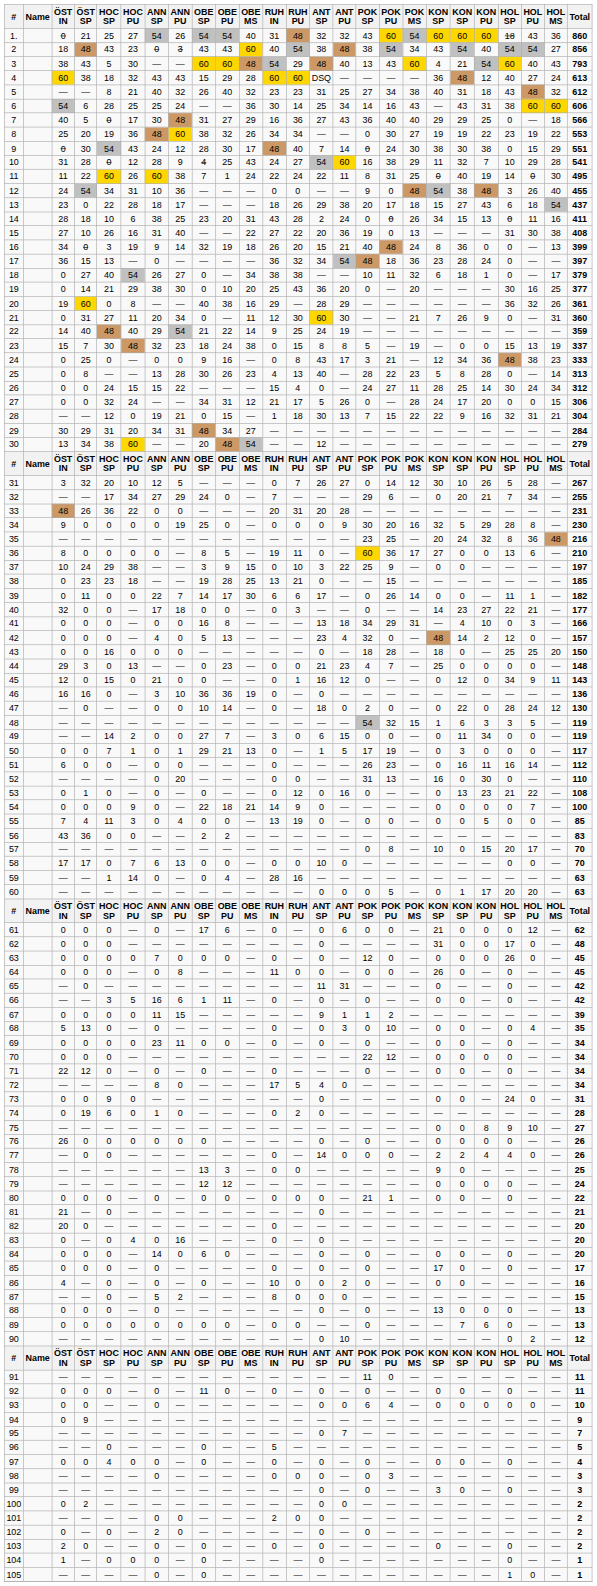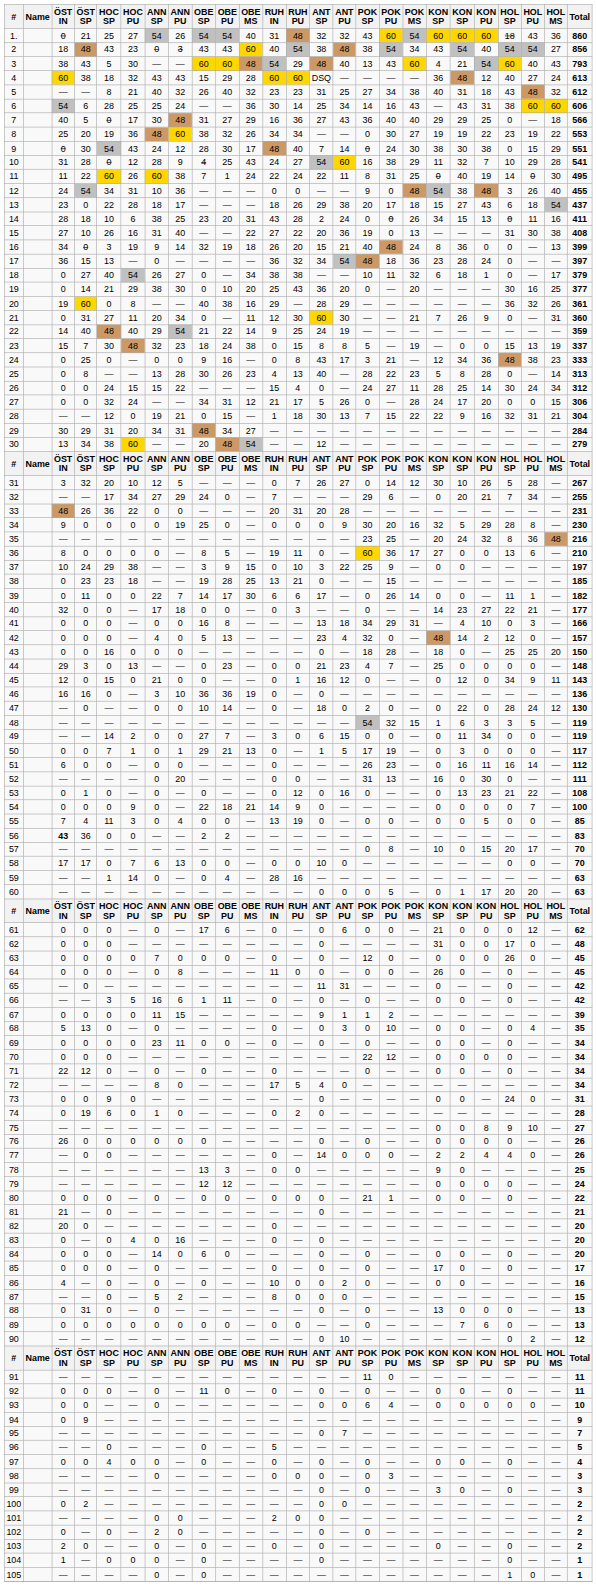(580, 779) 110 -> (580, 779) 111
(63, 836) normal -> (63, 836) bold
(86, 1311) 0 -> (86, 1311) 31
